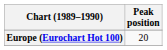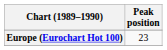(143, 38) 20 -> (143, 38) 23
